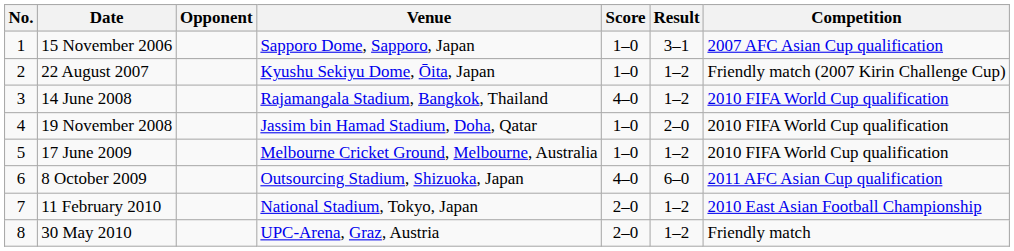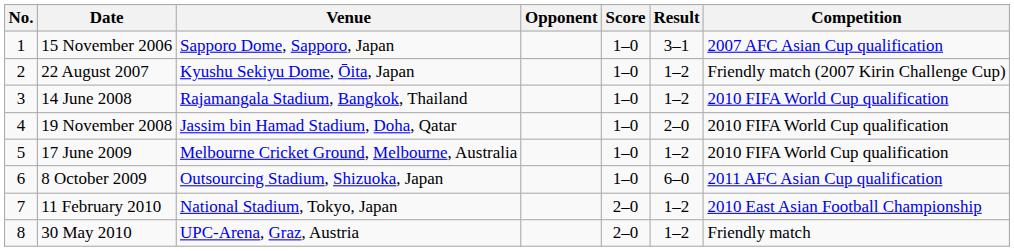columns swapped: (429, 17) <-> (216, 17)
(626, 98) 4–0 -> (626, 98) 1–0
(626, 179) 4–0 -> (626, 179) 1–0
